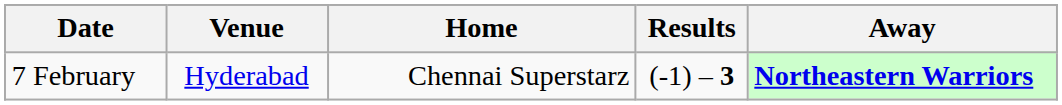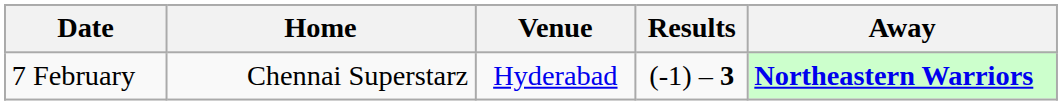columns swapped: (247, 28) <-> (481, 28)
